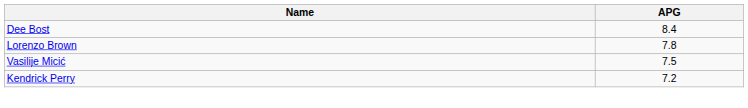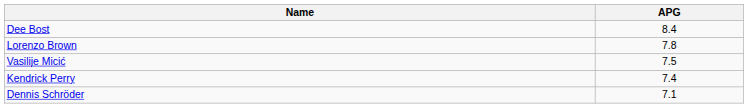(669, 78) 7.2 -> (669, 78) 7.4
+ row: (45, 95)
